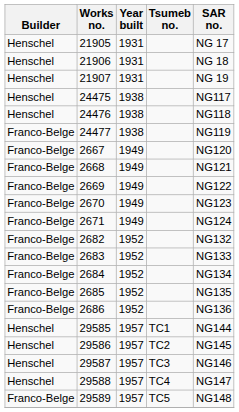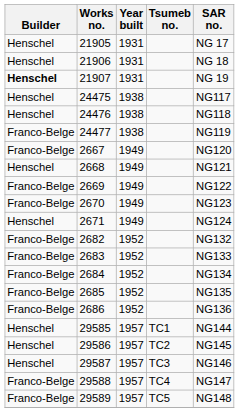(31, 79) normal -> (32, 79) bold
(41, 168) Franco-Belge -> (31, 168) Henschel
(41, 221) Franco-Belge -> (31, 221) Henschel
(31, 381) Henschel -> (41, 381) Franco-Belge
